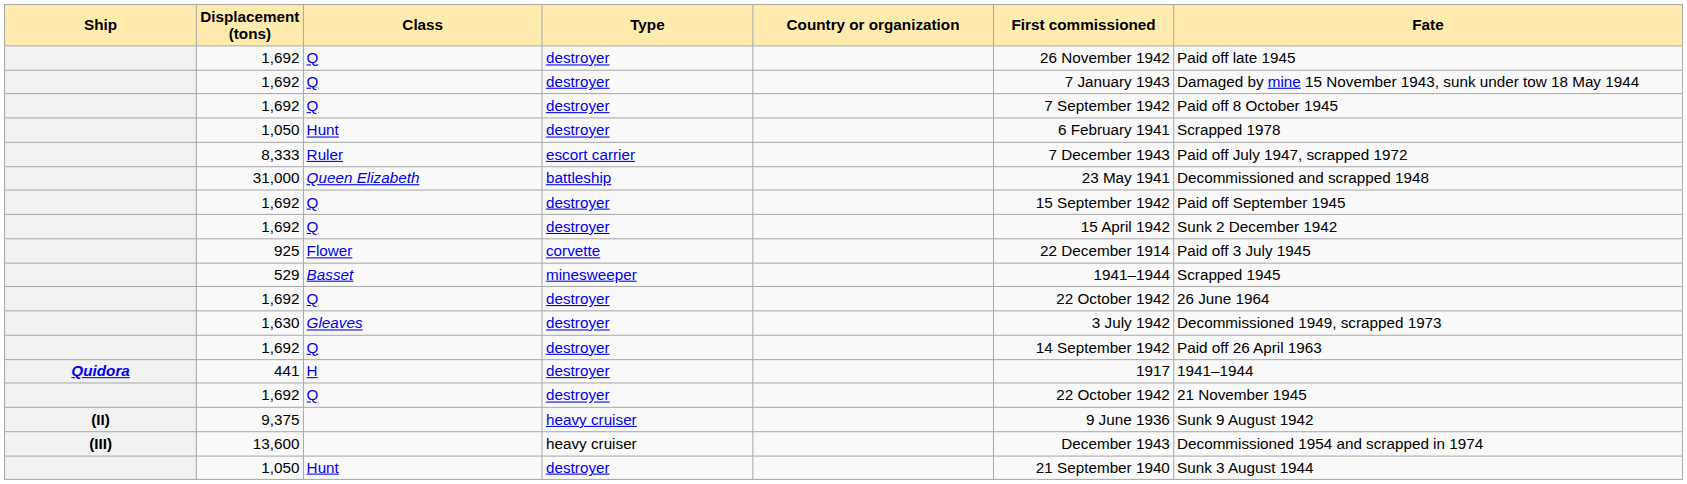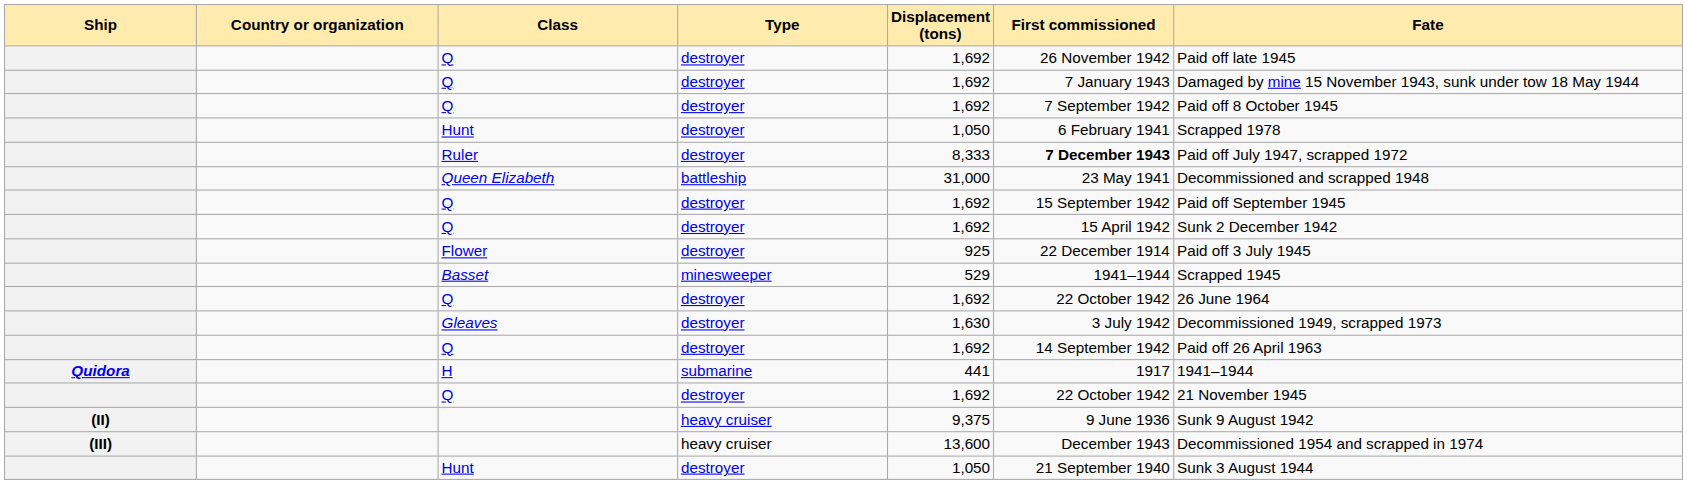columns swapped: (873, 25) <-> (250, 25)
(590, 155) escort carrier -> (713, 155) destroyer
(1109, 155) normal -> (1108, 155) bold
(573, 251) corvette -> (713, 251) destroyer
(578, 372) destroyer -> (717, 372) submarine
